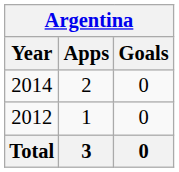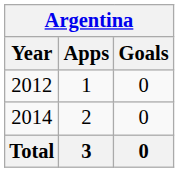rows swapped: (32, 118) <-> (32, 85)
